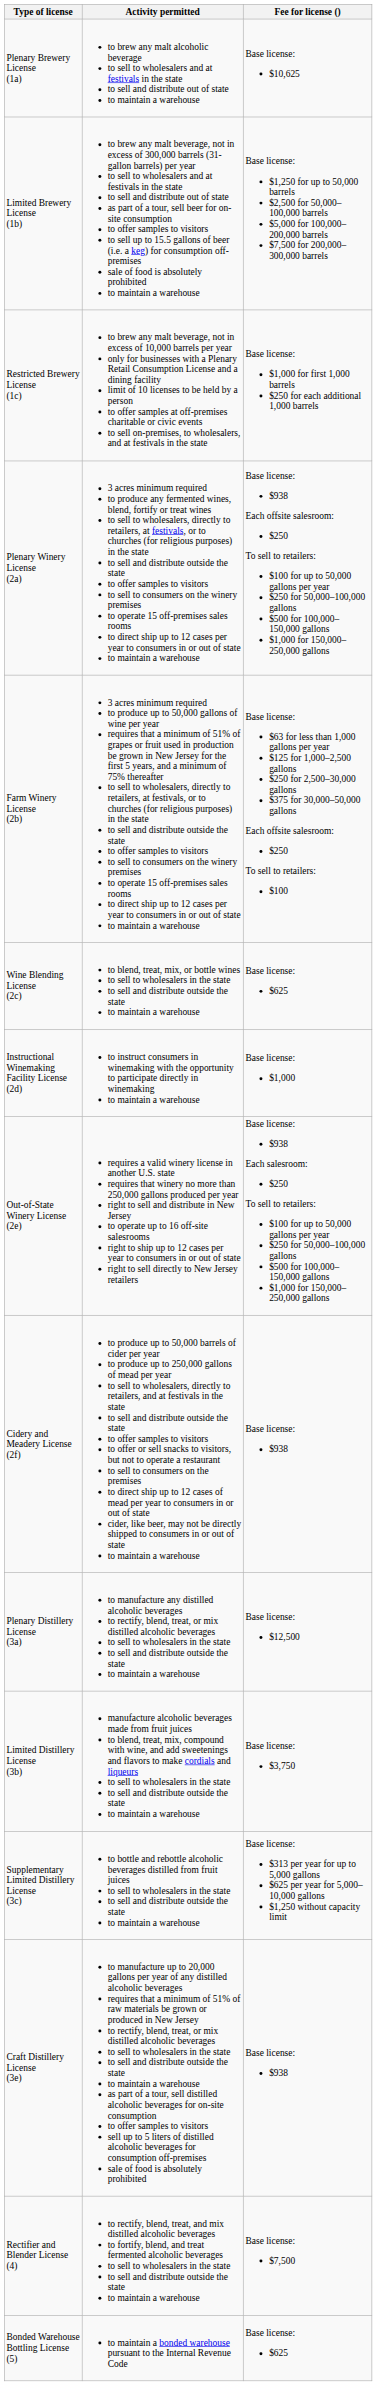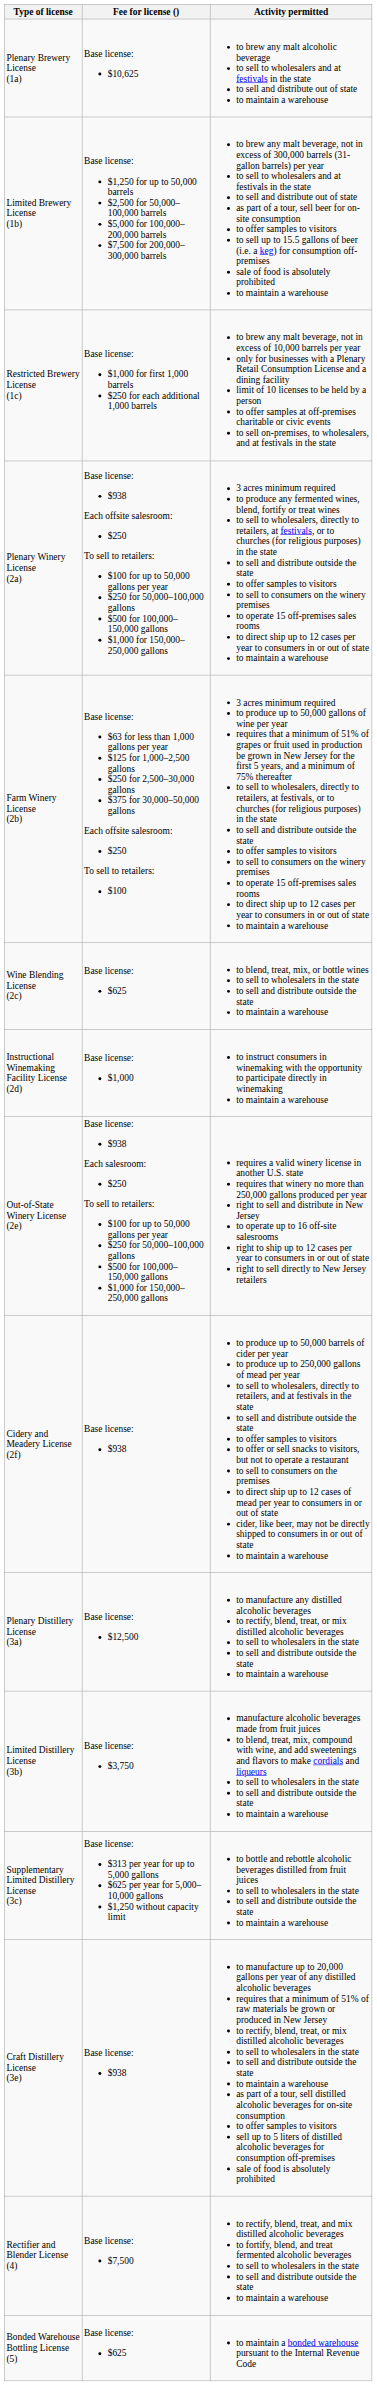columns swapped: (163, 11) <-> (308, 11)
